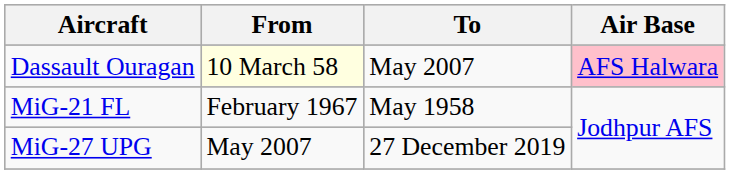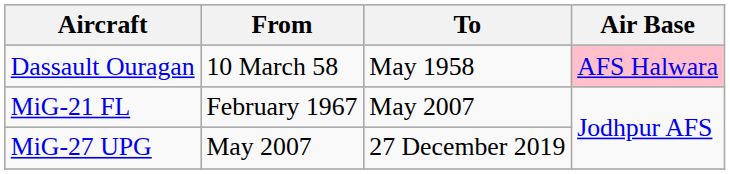(272, 65) lightyellow background -> (272, 65) no background
(422, 65) May 2007 -> (422, 65) May 1958
(422, 106) May 1958 -> (422, 106) May 2007
